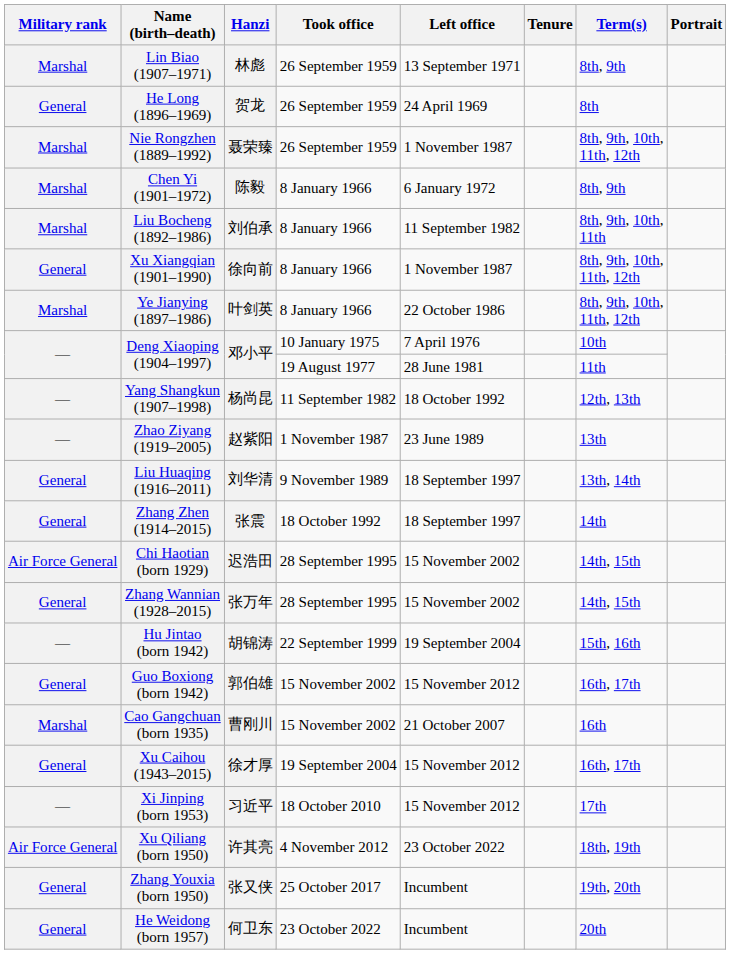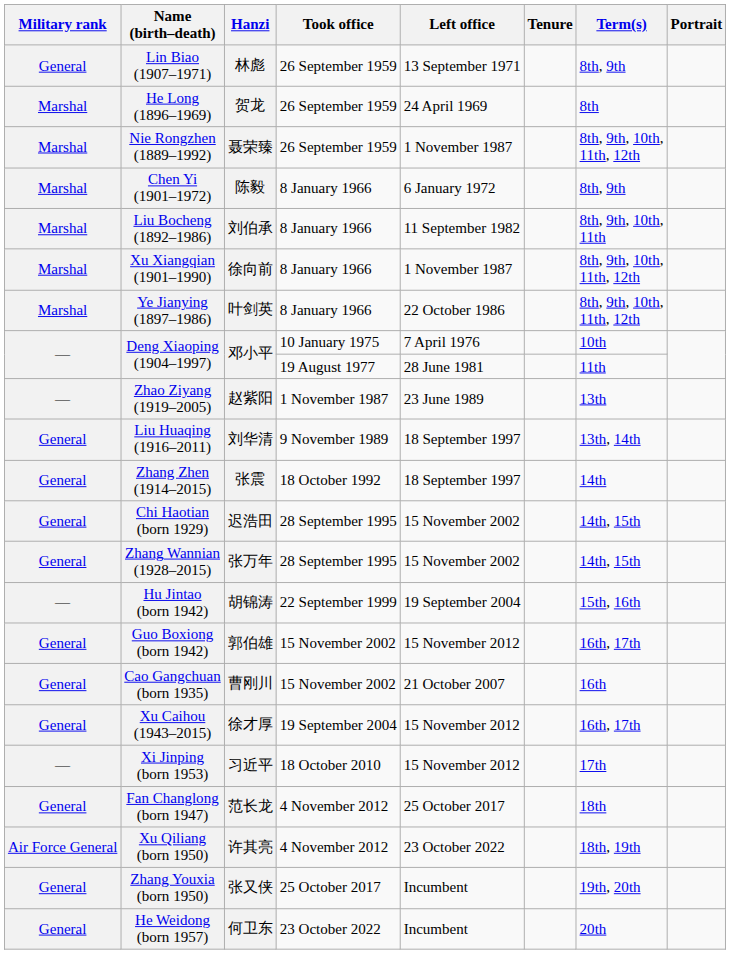(63, 65) Marshal -> (63, 65) General
(63, 106) General -> (63, 106) Marshal
(63, 269) General -> (63, 269) Marshal
- row: (173, 398)
(63, 561) Air Force General -> (63, 521) General
(63, 724) Marshal -> (63, 684) General
+ row: (173, 806)
